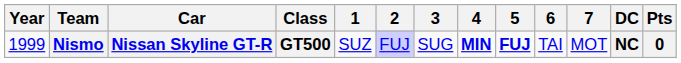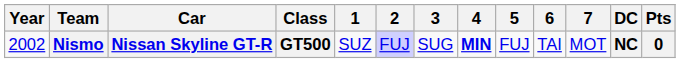(27, 44) 1999 -> (27, 44) 2002
(515, 44) bold -> (514, 44) normal
